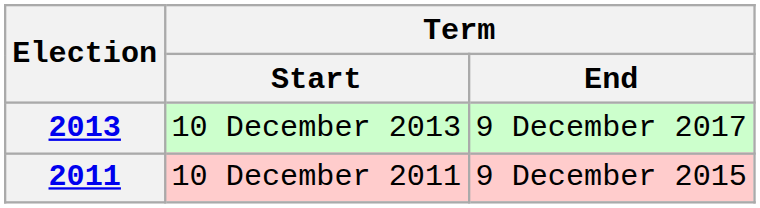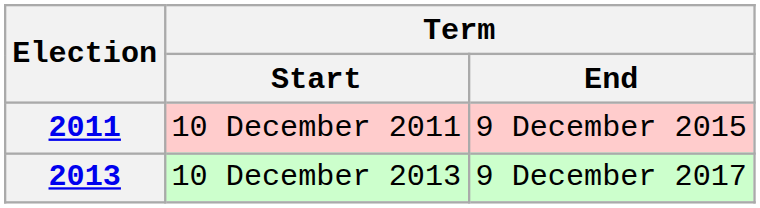rows swapped: (85, 177) <-> (85, 128)
